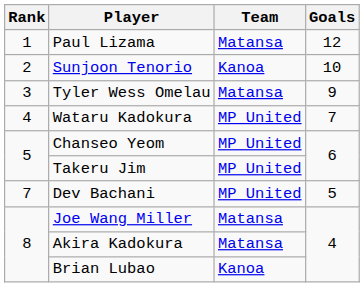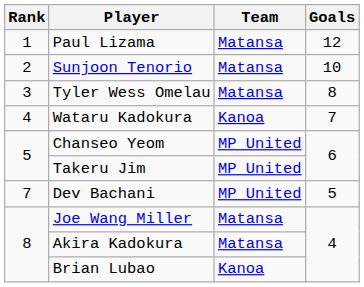(241, 68) Kanoa -> (250, 68) Matansa
(332, 93) 9 -> (332, 93) 8
(260, 118) MP United -> (241, 118) Kanoa
